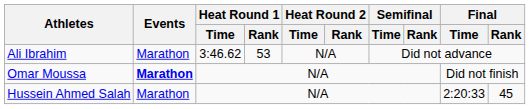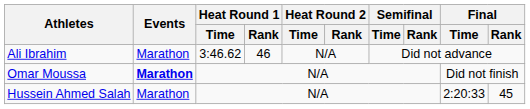(264, 54) 53 -> (264, 54) 46
